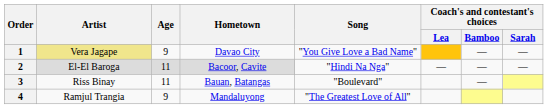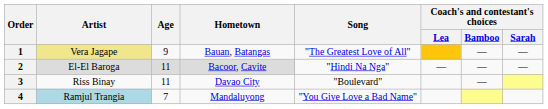(237, 52) Davao City -> (237, 52) Bauan, Batangas
(358, 52) "You Give Love a Bad Name" -> (358, 52) "The Greatest Love of All"
(237, 82) Bauan, Batangas -> (237, 82) Davao City
(94, 96) no background -> (94, 96) lightblue background
(166, 96) 9 -> (166, 96) 7
(358, 96) "The Greatest Love of All" -> (358, 96) "You Give Love a Bad Name"
